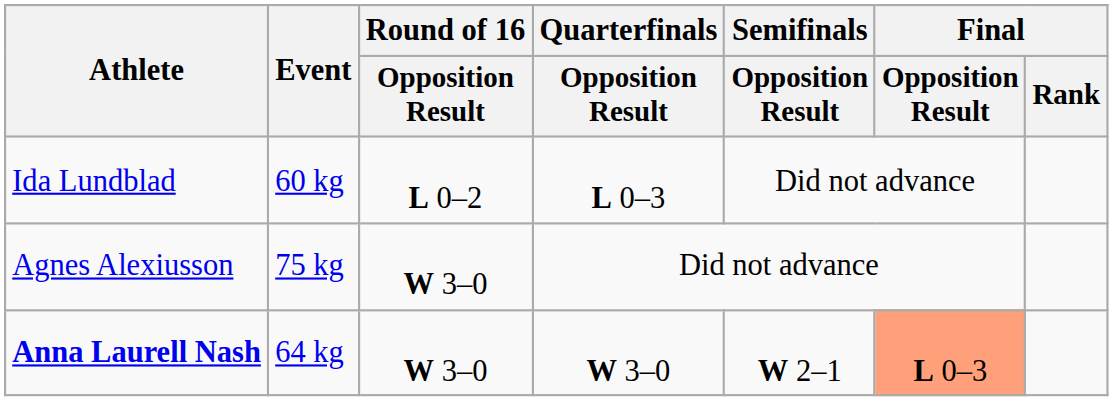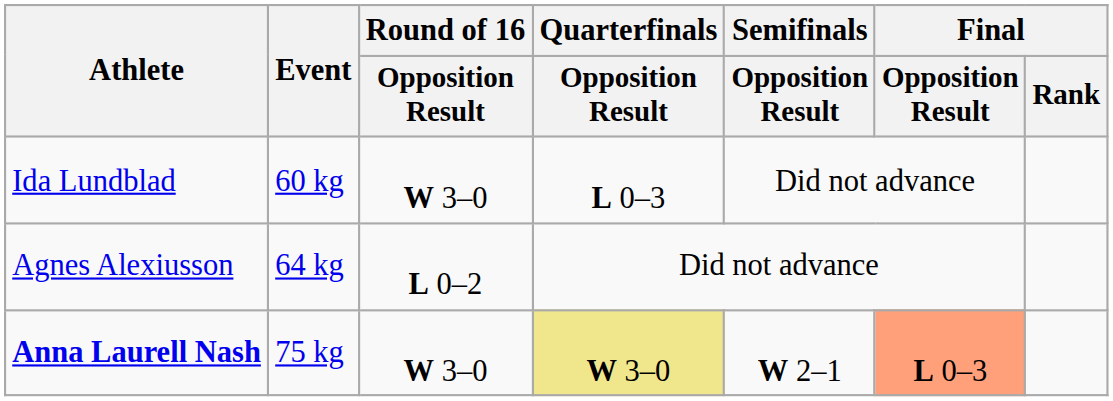(445, 198) L 0–2 -> (445, 198) W 3–0
(310, 266) 75 kg -> (310, 266) 64 kg
(445, 284) W 3–0 -> (445, 284) L 0–2
(310, 352) 64 kg -> (310, 352) 75 kg
(628, 370) no background -> (628, 370) khaki background
